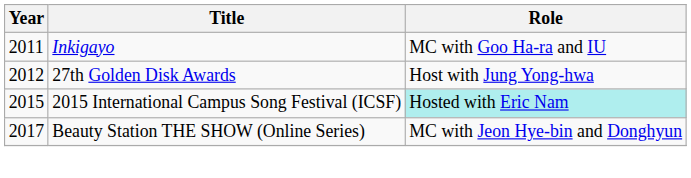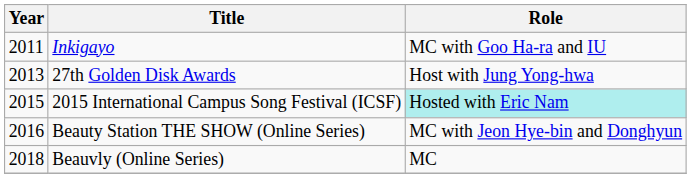(26, 74) 2012 -> (26, 74) 2013
(26, 131) 2017 -> (26, 131) 2016
+ row: (138, 159)
